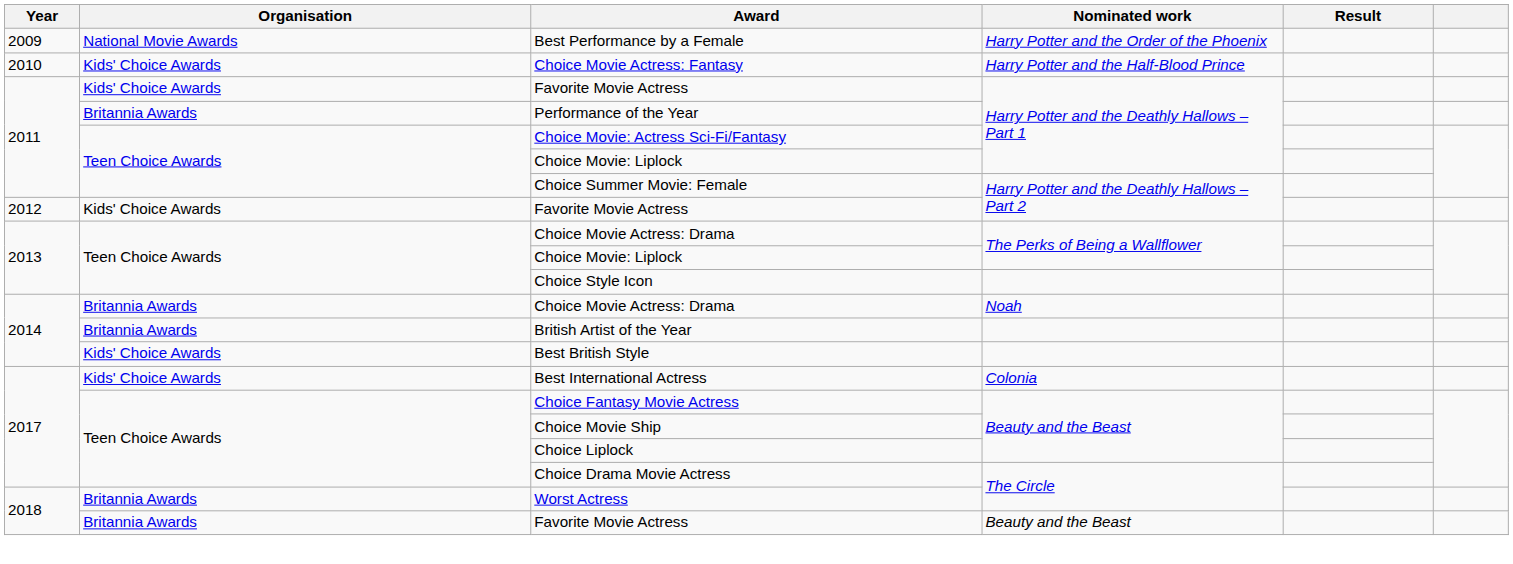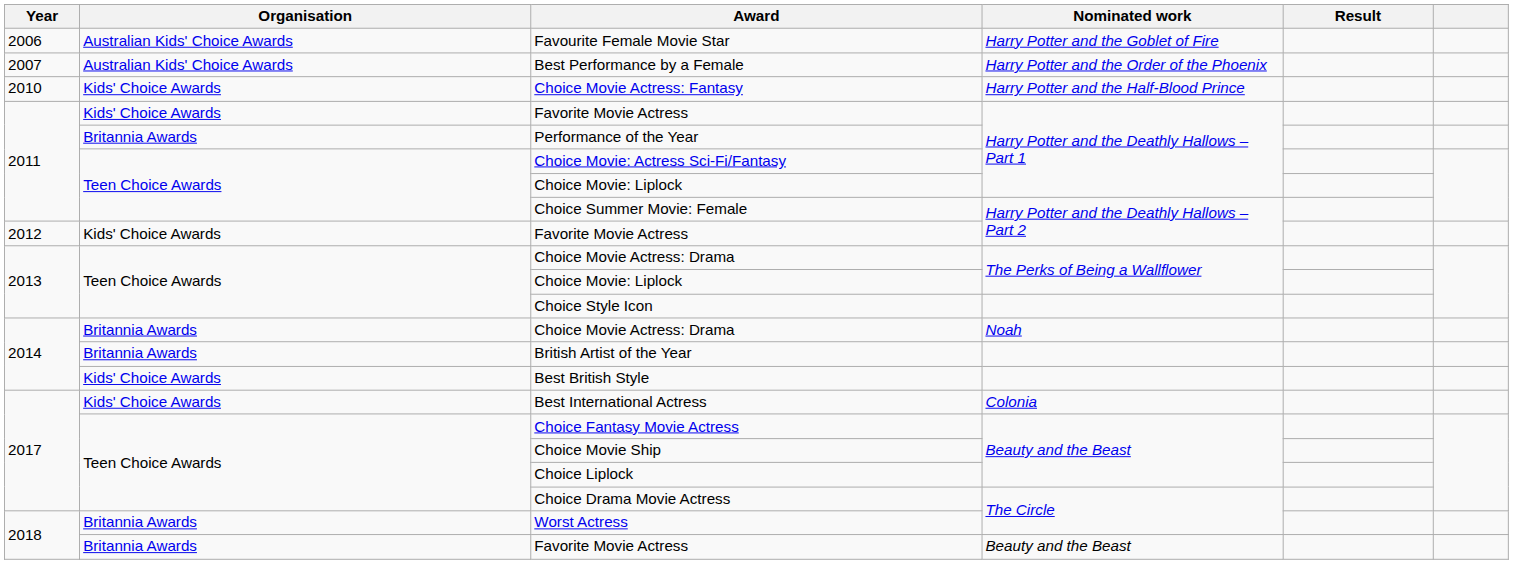+ row: (632, 40)
(25, 40) 2009 -> (25, 64) 2007
(160, 40) National Movie Awards -> (188, 64) Australian Kids' Choice Awards
